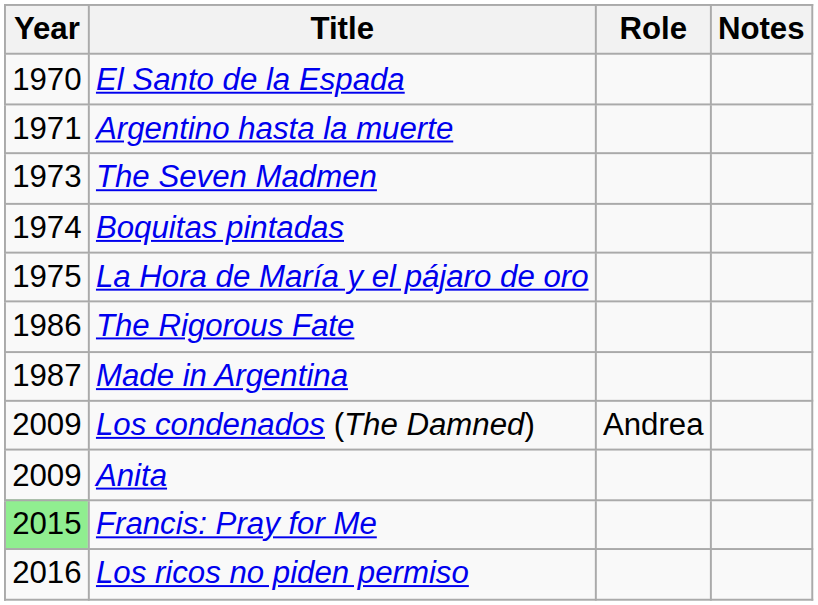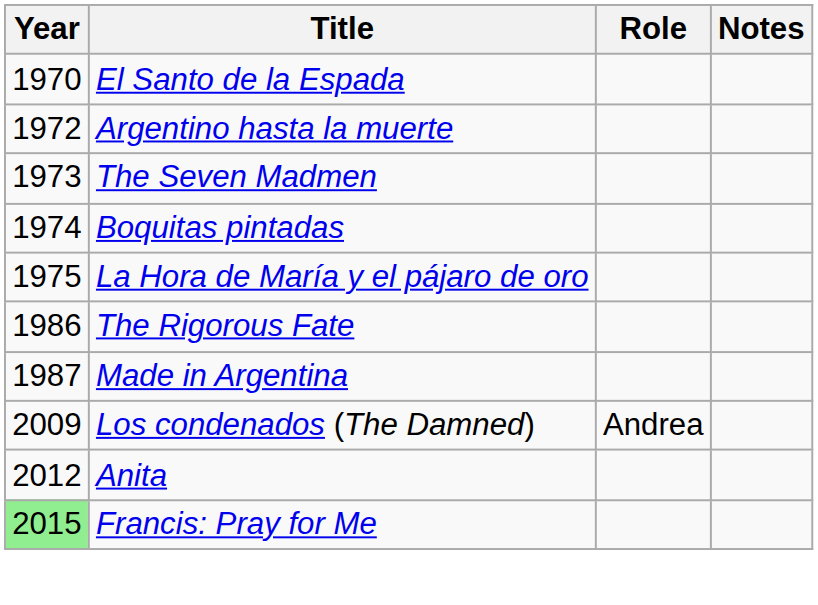(47, 128) 1971 -> (47, 128) 1972
(47, 474) 2009 -> (47, 474) 2012
- row: (282, 573)
